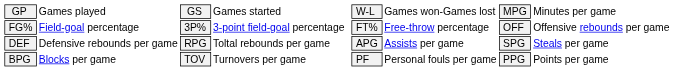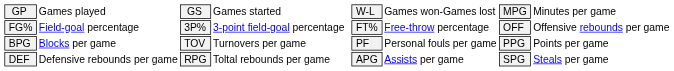rows swapped: (19, 43) <-> (20, 59)
